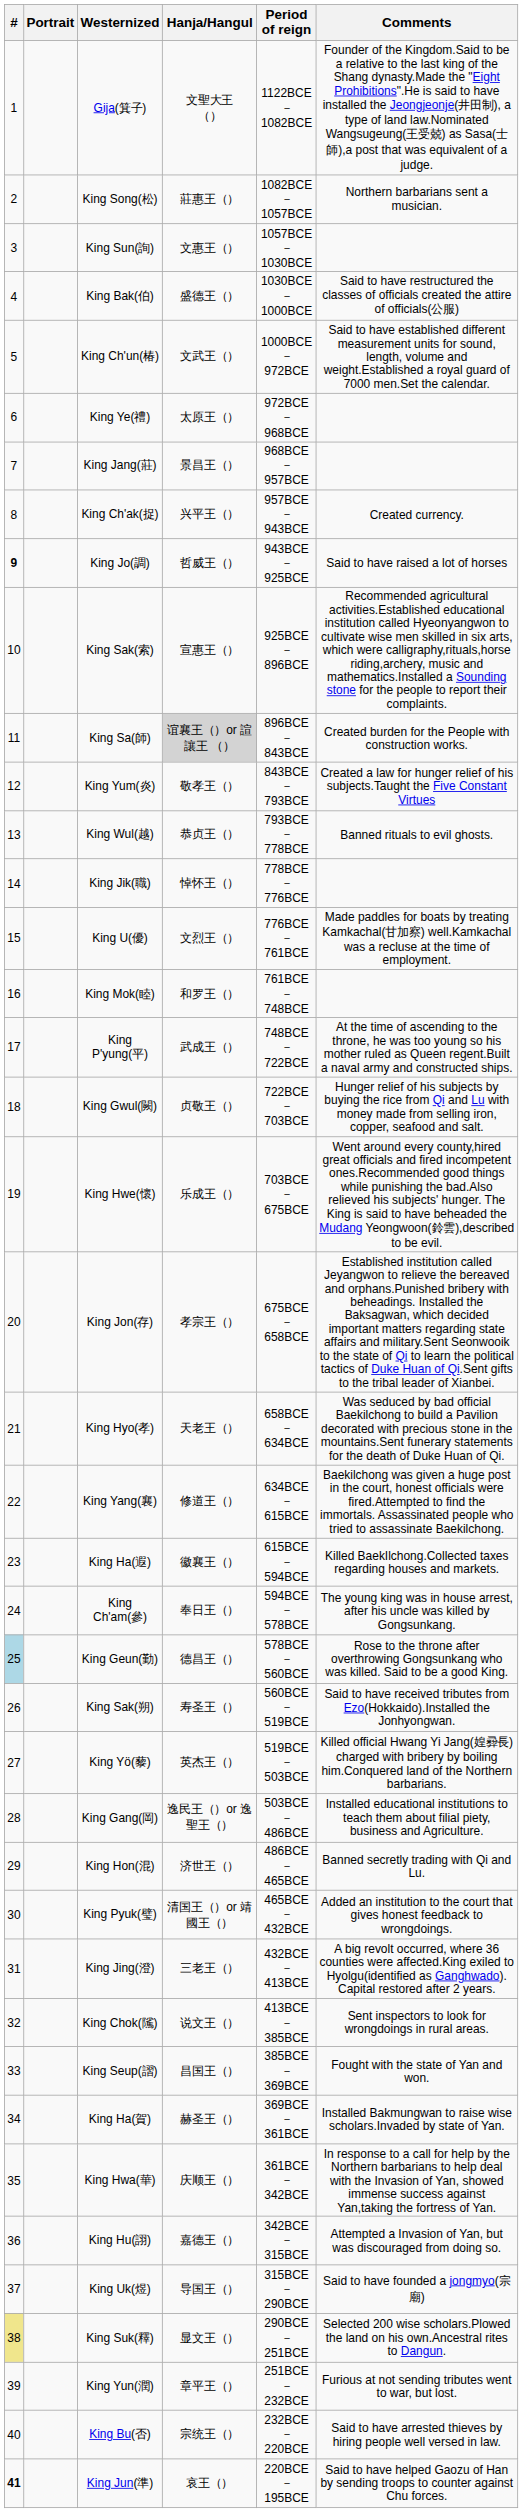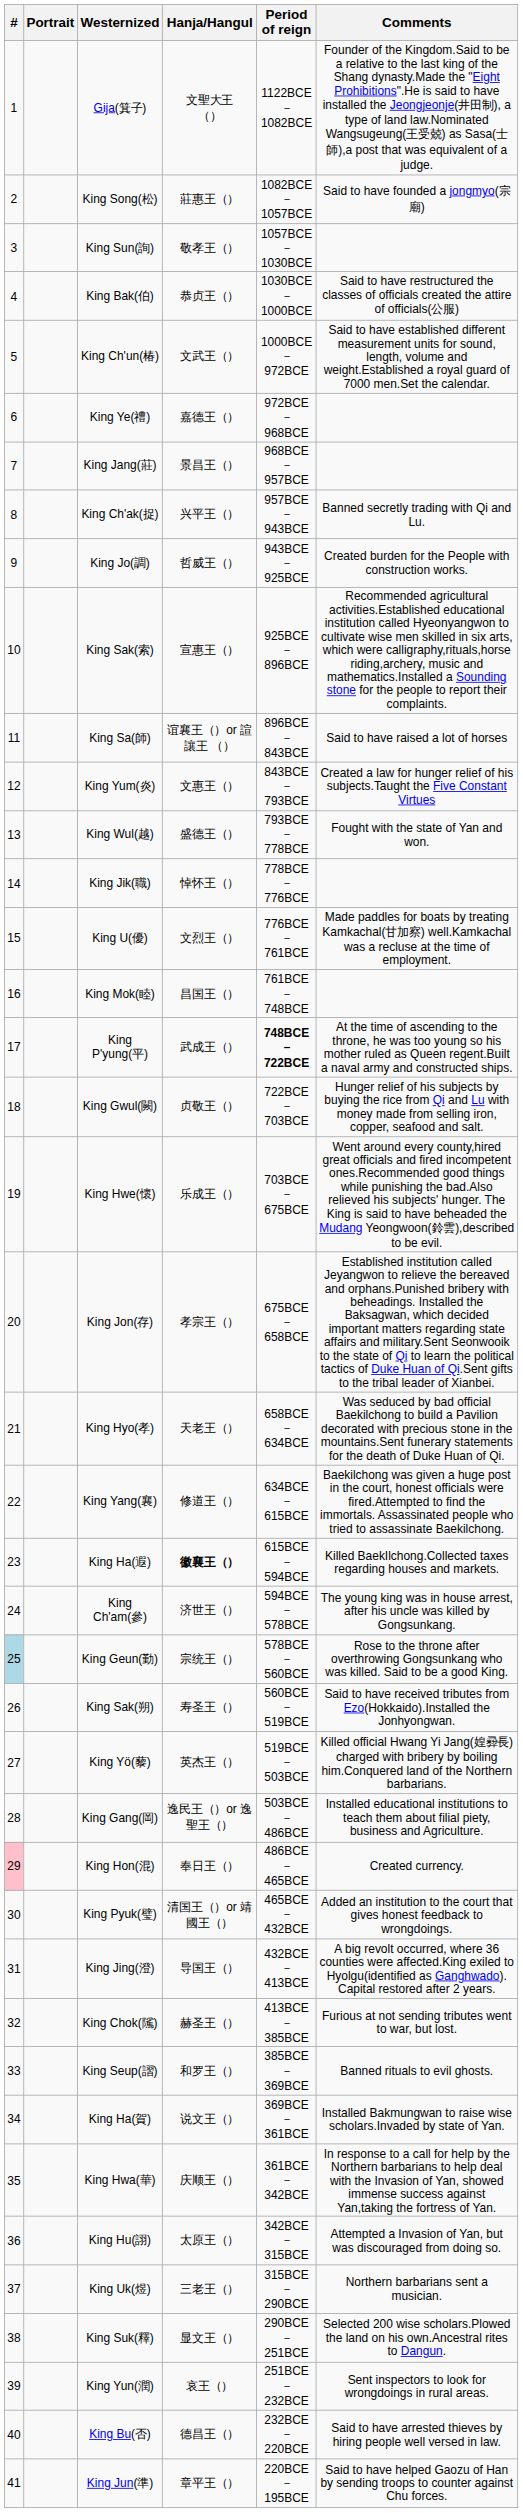(417, 199) Northern barbarians sent a musician. -> (417, 199) Said to have founded a jongmyo(宗廟)
(210, 247) 文惠王（） -> (210, 247) 敬孝王（）
(210, 296) 盛德王（） -> (210, 296) 恭贞王（）
(210, 417) 太原王（） -> (210, 417) 嘉德王（）
(417, 514) Created currency. -> (417, 514) Banned secretly trading with Qi and Lu.
(14, 563) bold -> (14, 563) normal
(417, 563) Said to have raised a lot of horses -> (417, 563) Created burden for the People with construction works.
(210, 737) lightgrey background -> (210, 737) no background
(417, 738) Created burden for the People with construction works. -> (417, 738) Said to have raised a lot of horses
(210, 786) 敬孝王（） -> (210, 786) 文惠王（）
(210, 834) 恭贞王（） -> (210, 834) 盛德王（）
(417, 835) Banned rituals to evil ghosts. -> (417, 835) Fought with the state of Yan and won.
(210, 993) 和罗王（） -> (210, 993) 昌国王（）
(287, 1047) normal -> (287, 1047) bold
(210, 1562) normal -> (210, 1562) bold
(210, 1610) 奉日王（） -> (210, 1610) 济世王（）
(210, 1659) 德昌王（） -> (210, 1659) 宗统王（）
(14, 1866) no background -> (14, 1866) pink background
(210, 1866) 济世王（） -> (210, 1866) 奉日王（）
(417, 1866) Banned secretly trading with Qi and Lu. -> (417, 1866) Created currency.
(210, 1968) 三老王（） -> (210, 1968) 导国王（）
(210, 2022) 说文王（） -> (210, 2022) 赫圣王（）
(417, 2023) Sent inspectors to look for wrongdoings in rural areas. -> (417, 2023) Furious at not sending tributes went to war, but lost.
(210, 2071) 昌国王（） -> (210, 2071) 和罗王（）
(417, 2071) Fought with the state of Yan and won. -> (417, 2071) Banned rituals to evil ghosts.
(210, 2119) 赫圣王（） -> (210, 2119) 说文王（）
(210, 2240) 嘉德王（） -> (210, 2240) 太原王（）
(210, 2289) 导国王（） -> (210, 2289) 三老王（）
(417, 2289) Said to have founded a jongmyo(宗廟) -> (417, 2289) Northern barbarians sent a musician.
(14, 2338) khaki background -> (14, 2338) no background
(210, 2386) 章平王（） -> (210, 2386) 哀王（）
(417, 2386) Furious at not sending tributes went to war, but lost. -> (417, 2386) Sent inspectors to look for wrongdoings in rural areas.
(210, 2434) 宗统王（） -> (210, 2434) 德昌王（）
(14, 2483) bold -> (14, 2483) normal
(210, 2483) 哀王（） -> (210, 2483) 章平王（）
